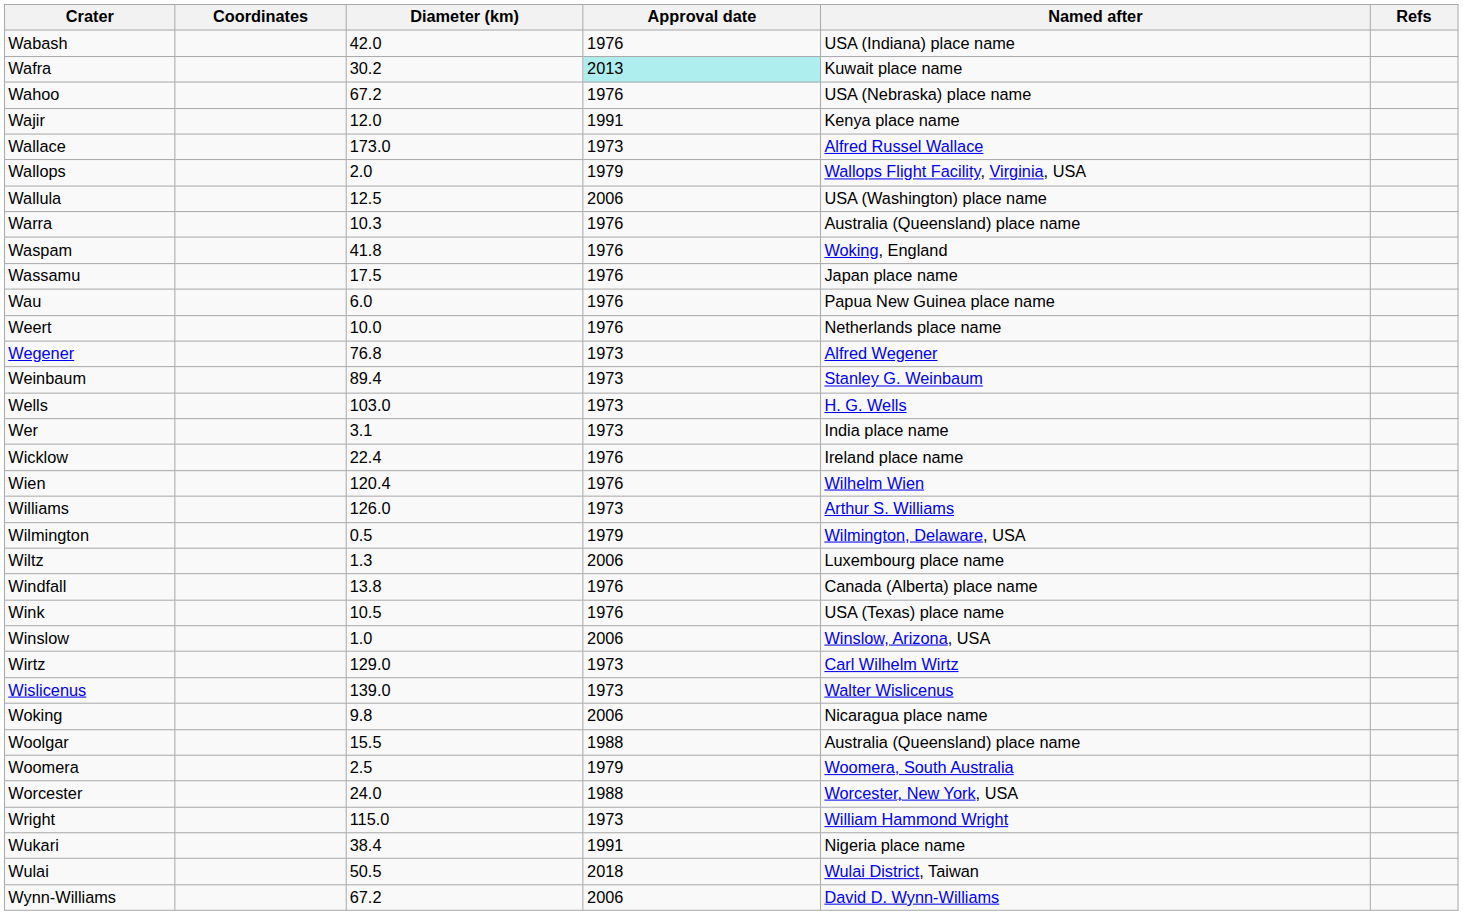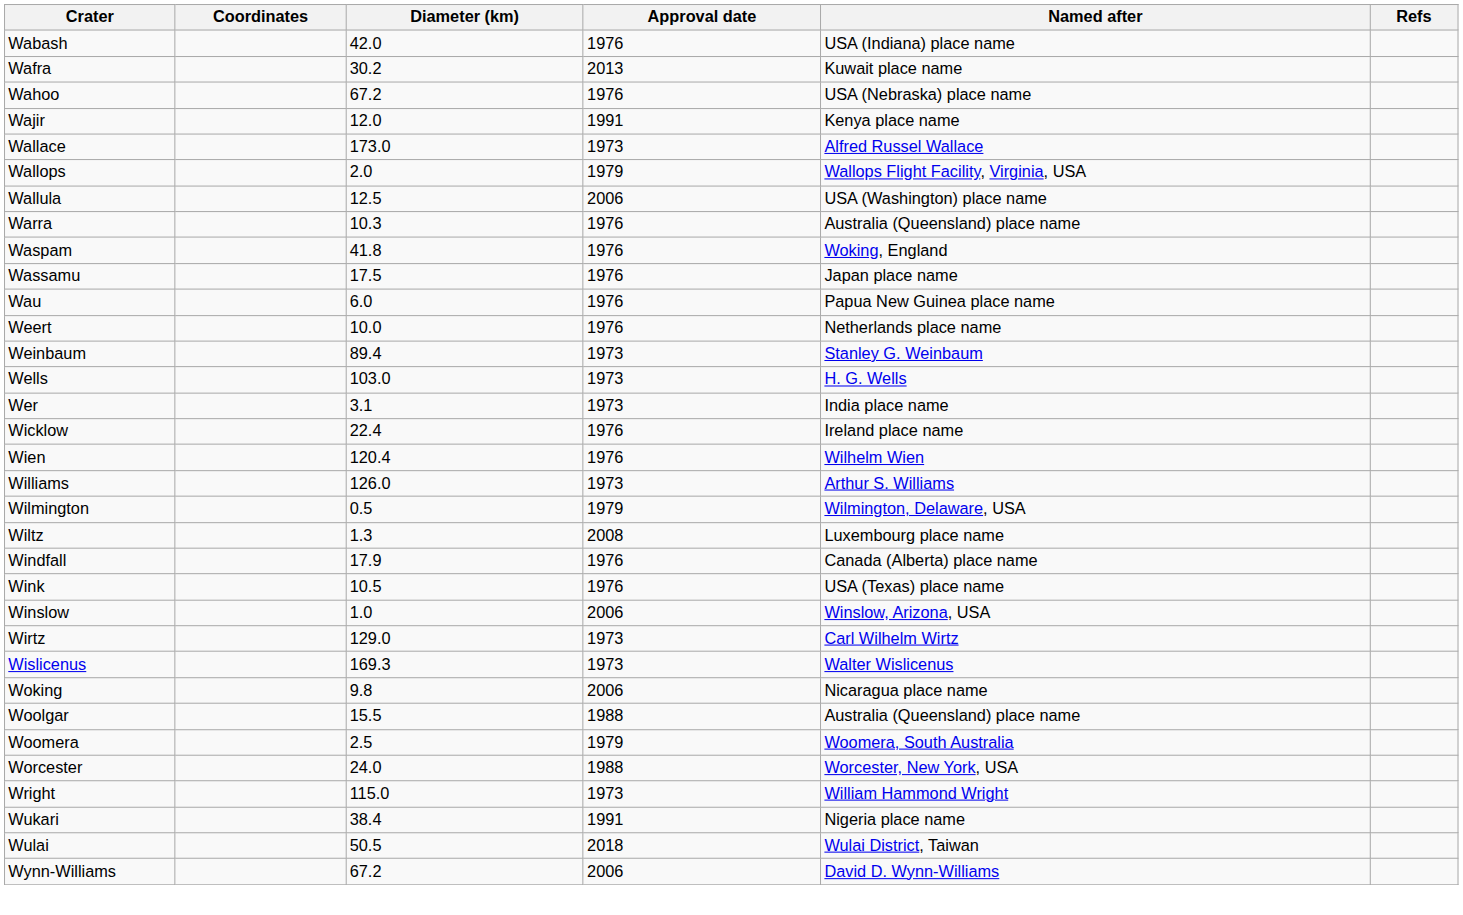(605, 69) paleturquoise background -> (605, 69) no background
- row: (41, 353)
(605, 560) 2006 -> (605, 535) 2008
(366, 586) 13.8 -> (366, 560) 17.9
(370, 690) 139.0 -> (370, 664) 169.3
